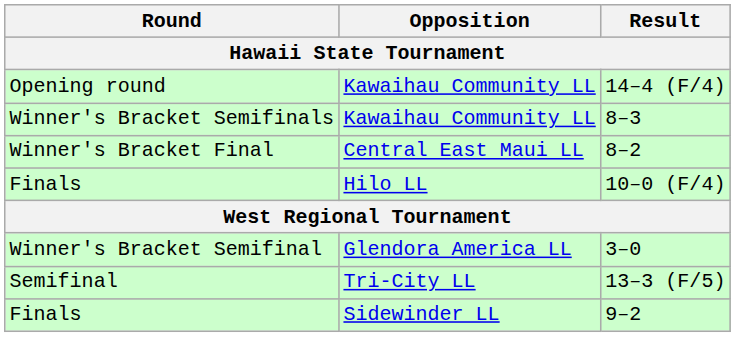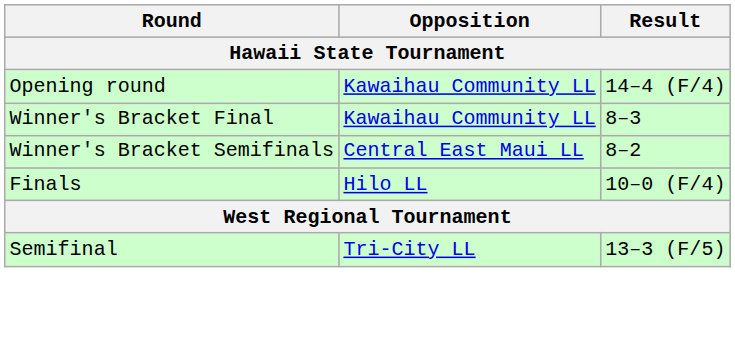(172, 119) Winner's Bracket Semifinals -> (142, 119) Winner's Bracket Final
(142, 152) Winner's Bracket Final -> (172, 152) Winner's Bracket Semifinals
- row: (623, 249)
- row: (623, 315)
